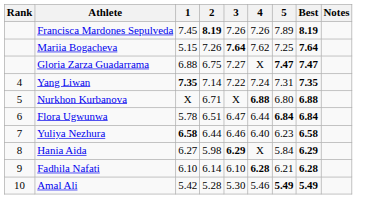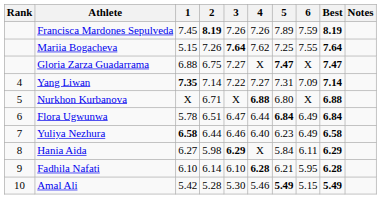+ column: (308, 13)
(260, 82) 7.24 -> (260, 82) 7.27
(308, 82) 7.35 -> (333, 82) 7.14
